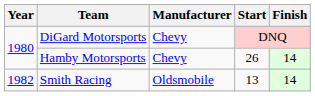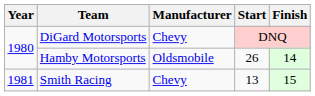(170, 58) Chevy -> (183, 58) Oldsmobile
(21, 80) 1982 -> (21, 80) 1981
(183, 80) Oldsmobile -> (170, 80) Chevy
(290, 80) 14 -> (290, 80) 15
